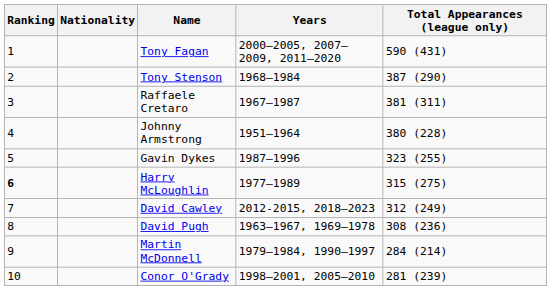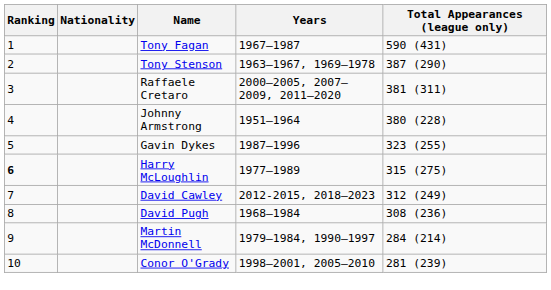(293, 52) 2000–2005, 2007–2009, 2011–2020 -> (269, 45) 1967–1987
(269, 77) 1968–1984 -> (307, 64) 1963–1967, 1969–1978
(269, 102) 1967–1987 -> (293, 89) 2000–2005, 2007–2009, 2011–2020
(307, 226) 1963–1967, 1969–1978 -> (269, 213) 1968–1984
